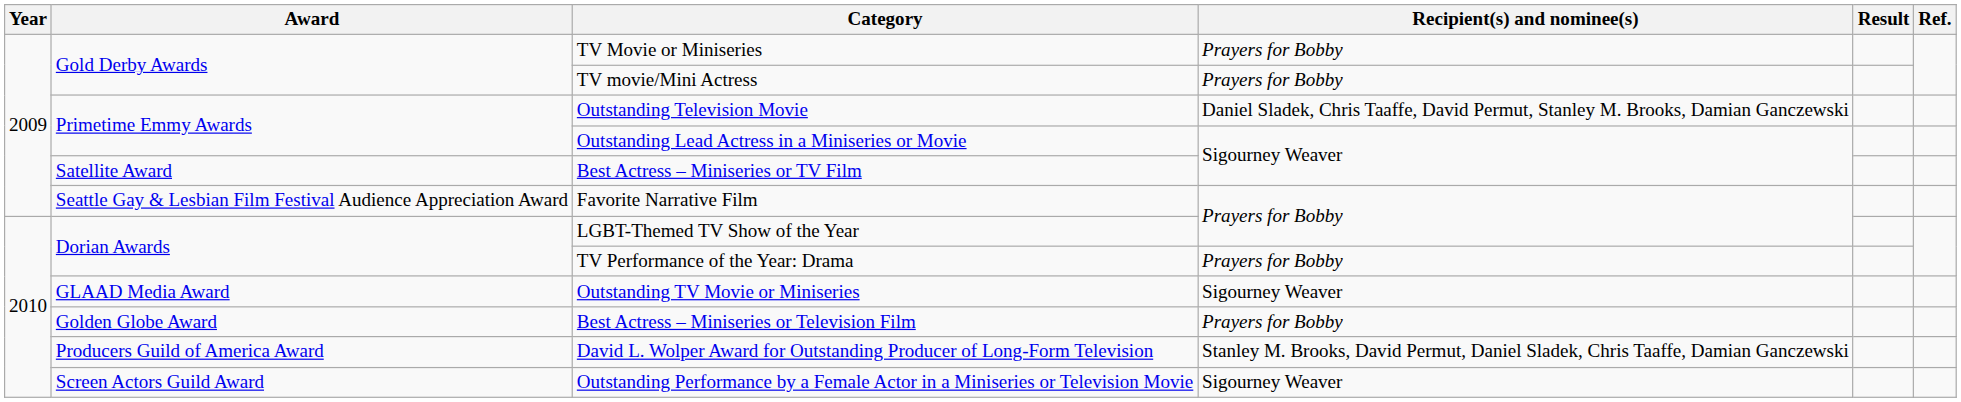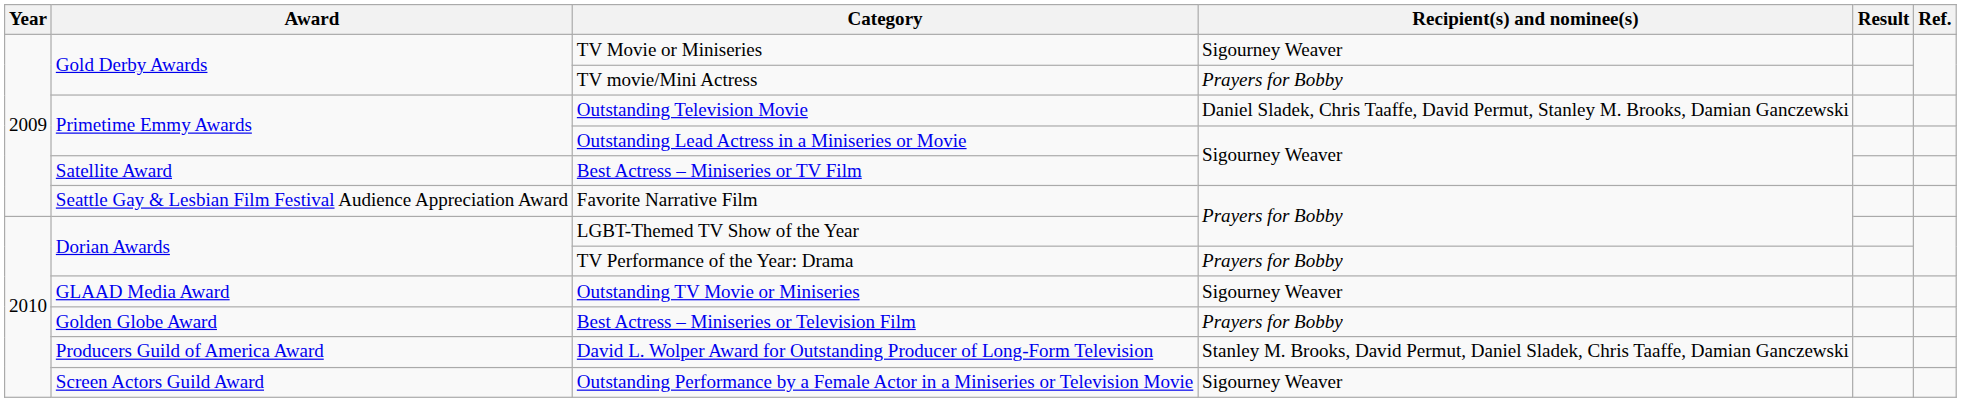(1272, 49) Prayers for Bobby -> (1272, 49) Sigourney Weaver
